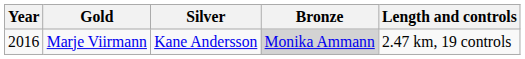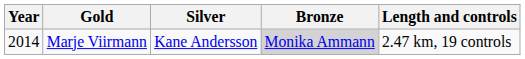(24, 41) 2016 -> (24, 41) 2014
